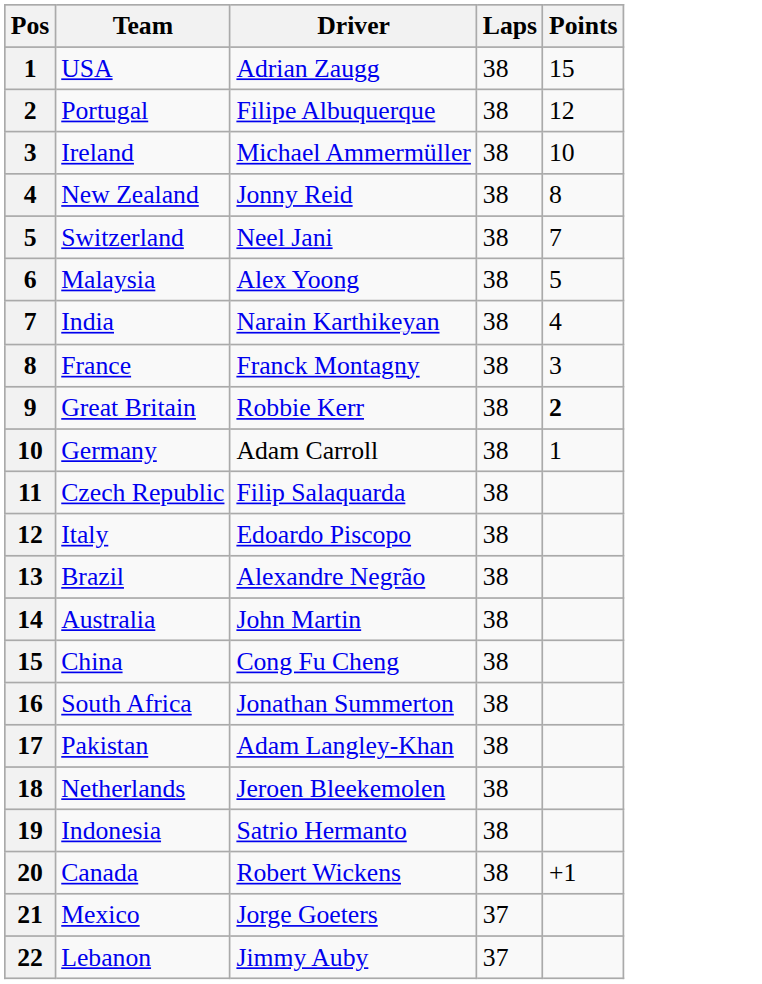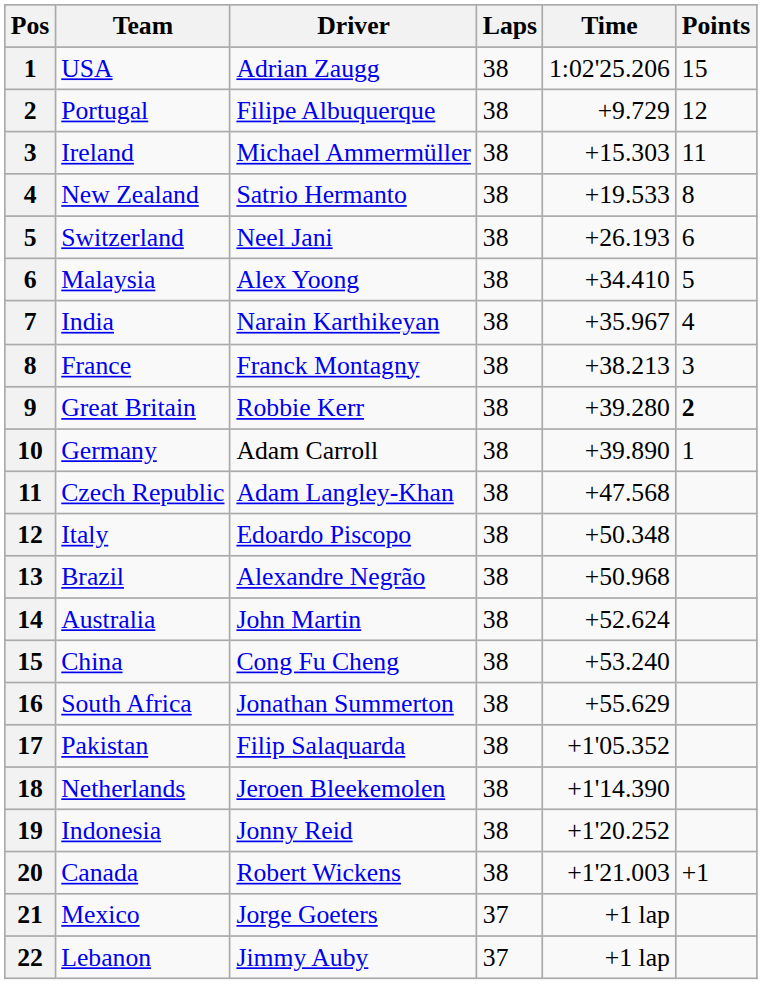+ column: (609, 25)
(562, 152) 10 -> (694, 152) 11
(295, 195) Jonny Reid -> (322, 195) Satrio Hermanto
(555, 237) 7 -> (688, 237) 6
(321, 491) Filip Salaquarda -> (345, 491) Adam Langley-Khan
(345, 745) Adam Langley-Khan -> (321, 745) Filip Salaquarda
(322, 830) Satrio Hermanto -> (295, 830) Jonny Reid
